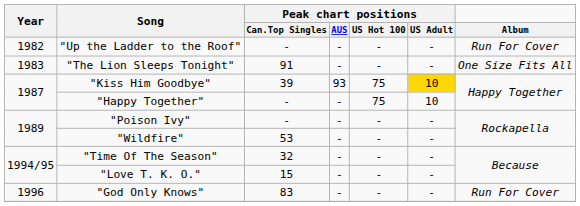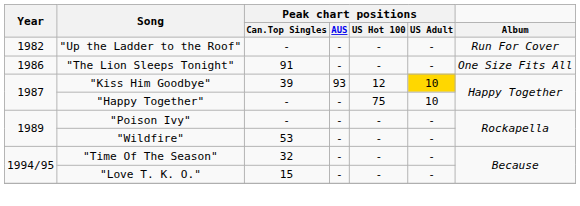(31, 65) 1983 -> (31, 65) 1986
(379, 83) 75 -> (379, 83) 12
- row: (150, 192)
